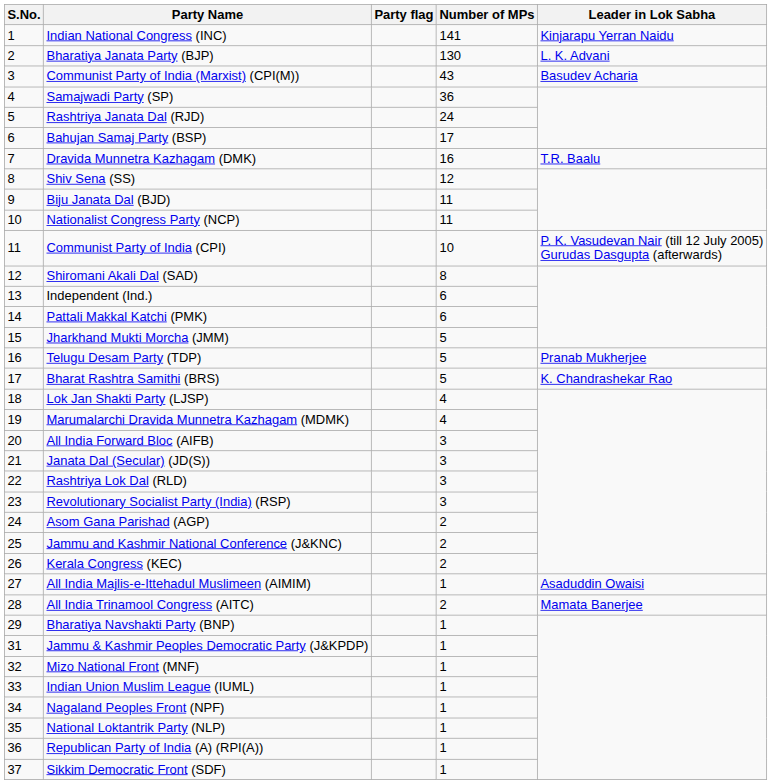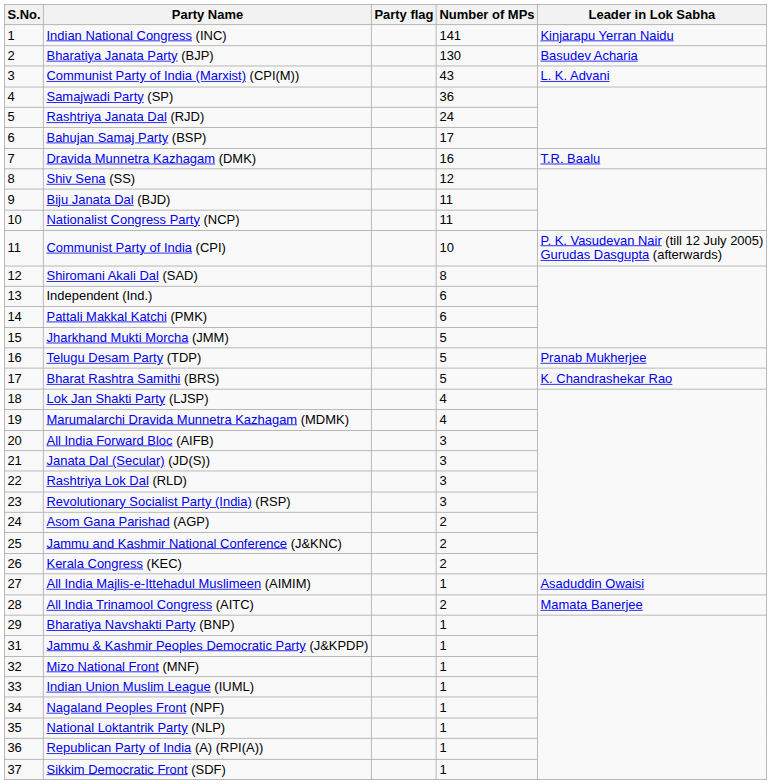(575, 55) L. K. Advani -> (589, 55) Basudev Acharia
(589, 76) Basudev Acharia -> (575, 76) L. K. Advani
